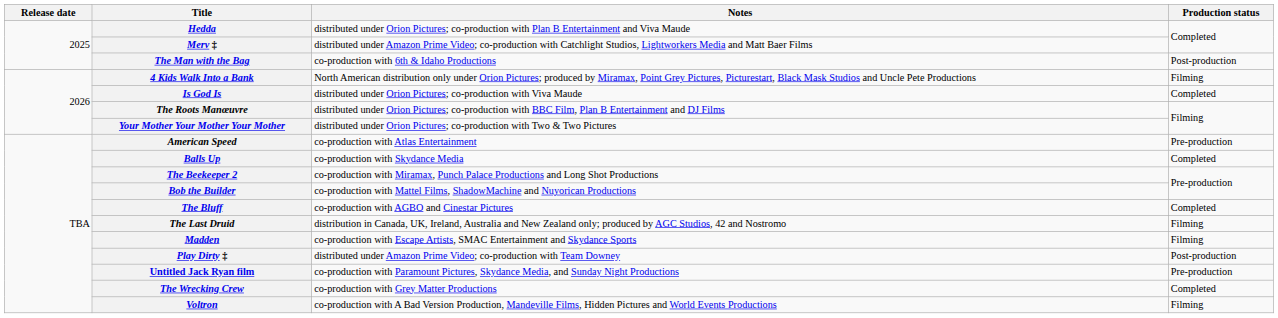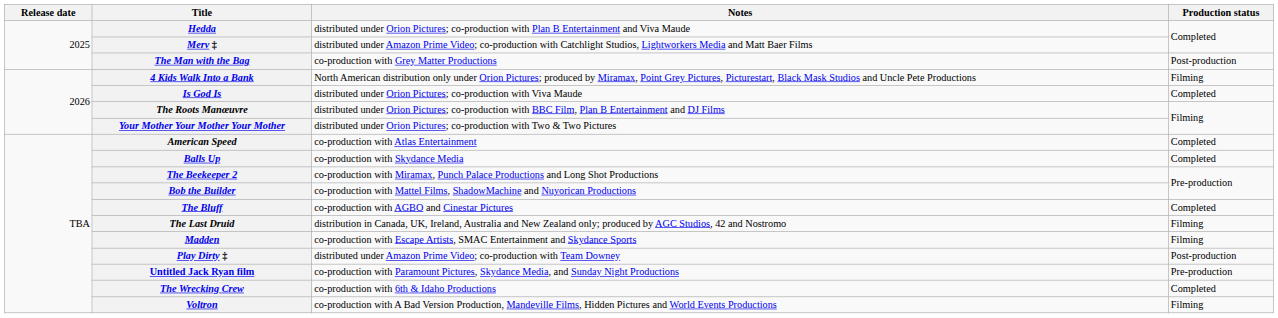(405, 61) co-production with 6th & Idaho Productions -> (405, 61) co-production with Grey Matter Productions
(1202, 142) Pre-production -> (1193, 142) Completed
(405, 288) co-production with Grey Matter Productions -> (405, 288) co-production with 6th & Idaho Productions
